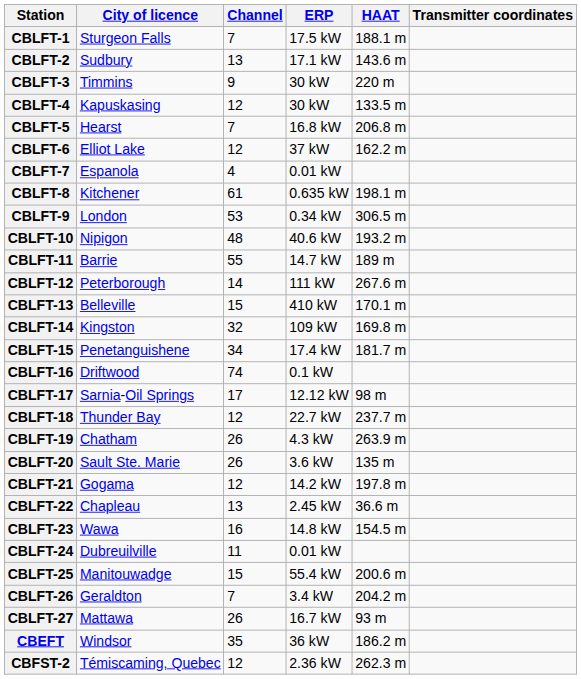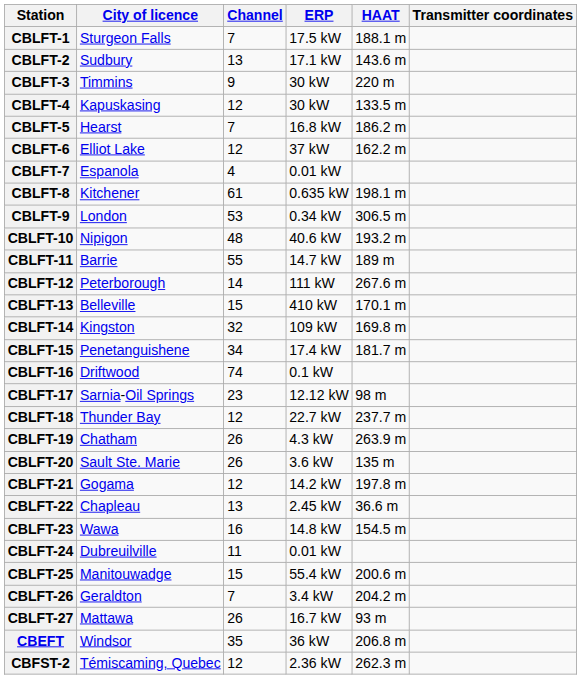(381, 127) 206.8 m -> (381, 127) 186.2 m
(235, 395) 17 -> (235, 395) 23
(381, 640) 186.2 m -> (381, 640) 206.8 m
